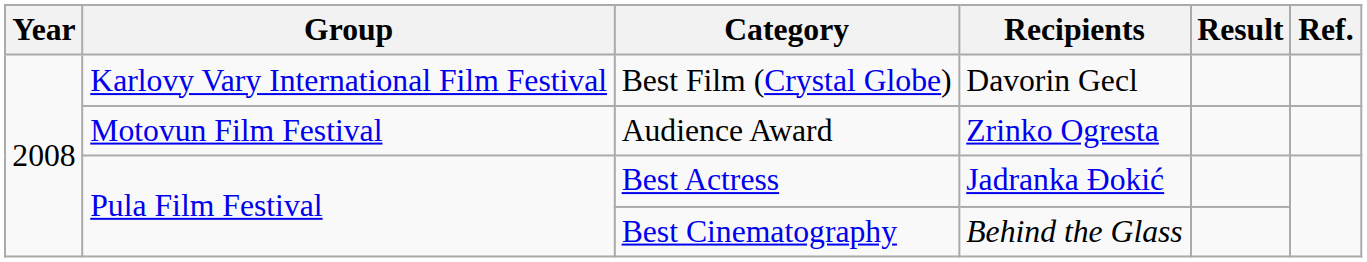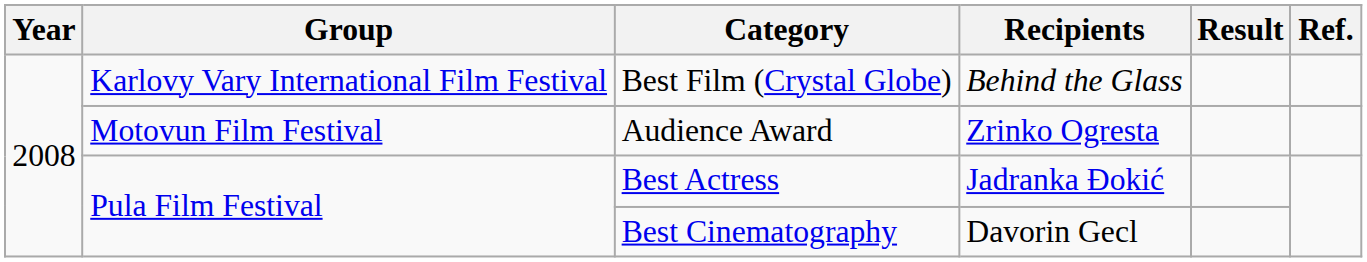(1052, 79) Davorin Gecl -> (1074, 79) Behind the Glass
(1074, 230) Behind the Glass -> (1052, 230) Davorin Gecl
